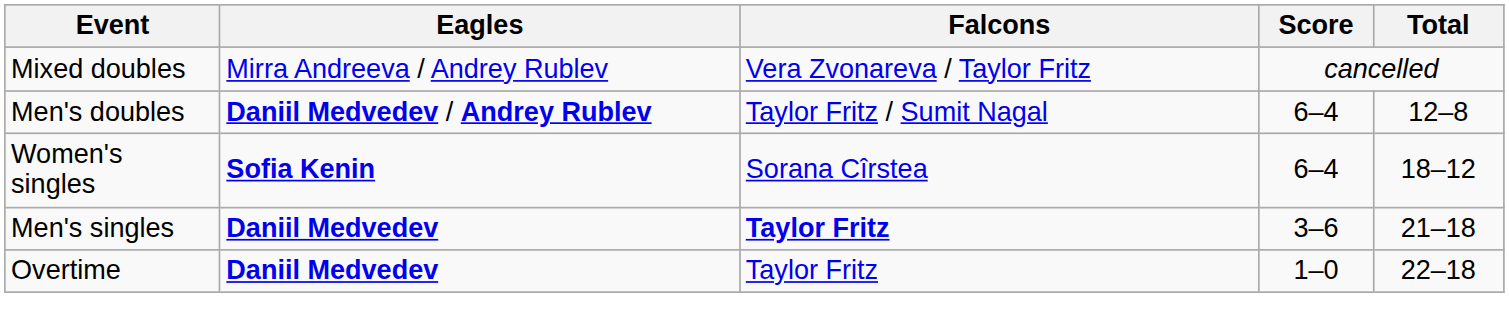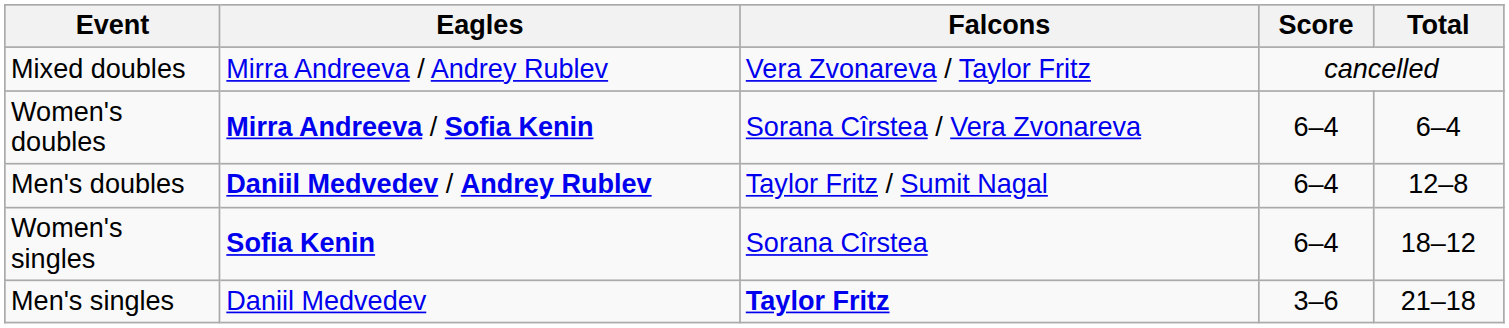+ row: (67, 126)
(332, 227) bold -> (326, 301) normal
- row: (66, 270)
